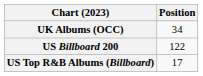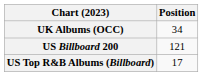(177, 46) 122 -> (177, 46) 121
